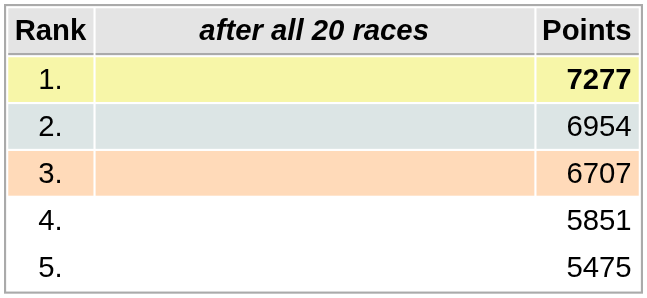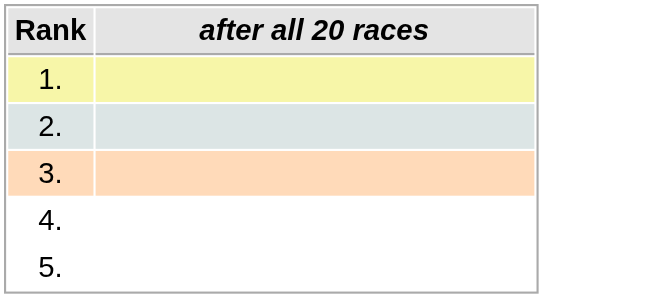- column: (587, 31)
